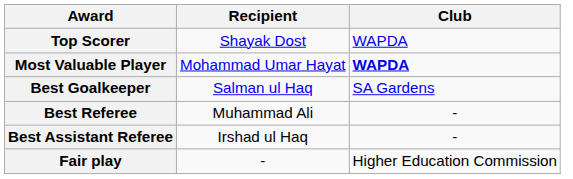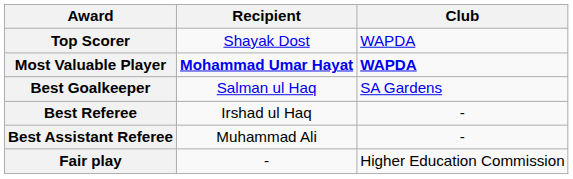(263, 64) normal -> (267, 64) bold
(263, 112) Muhammad Ali -> (267, 112) Irshad ul Haq
(263, 137) Irshad ul Haq -> (267, 137) Muhammad Ali
